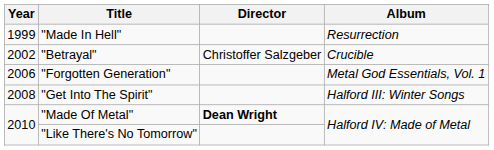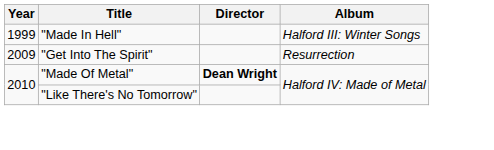(363, 34) Resurrection -> (352, 34) Halford III: Winter Songs
- row: (69, 54)
- row: (106, 74)
(21, 94) 2008 -> (21, 54) 2009
(396, 94) Halford III: Winter Songs -> (319, 54) Resurrection
